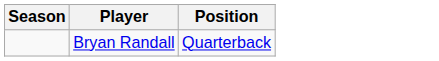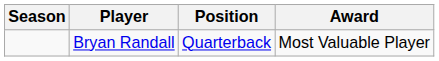+ column: (354, 17)
